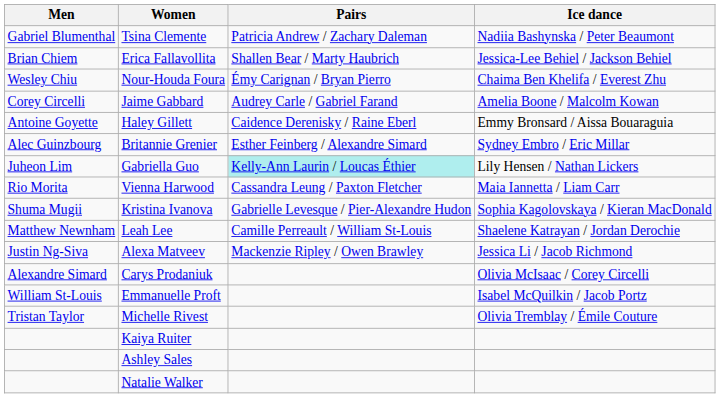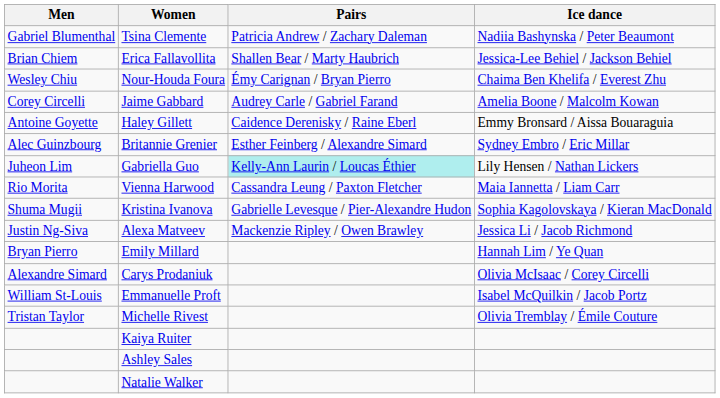- row: (147, 230)
+ row: (160, 252)
